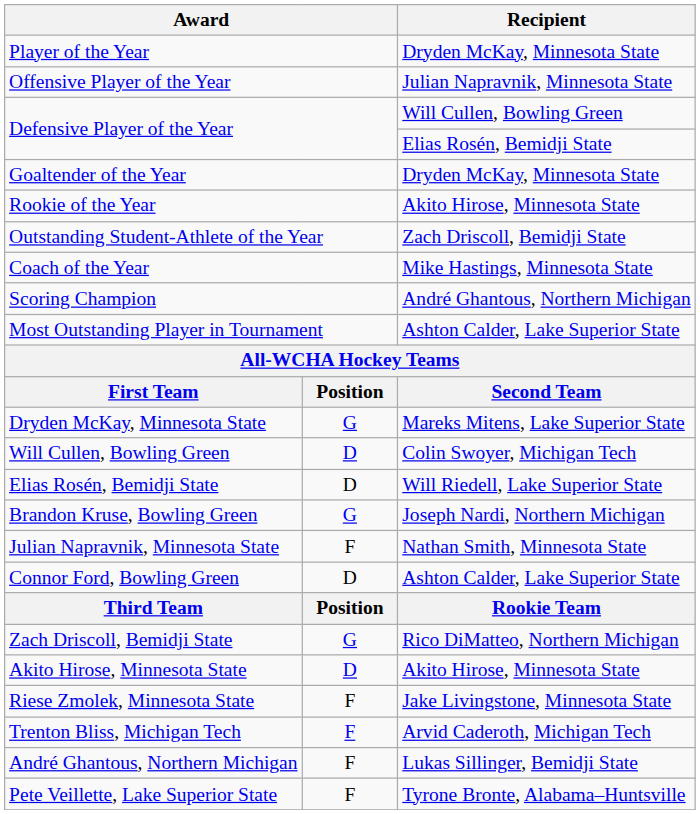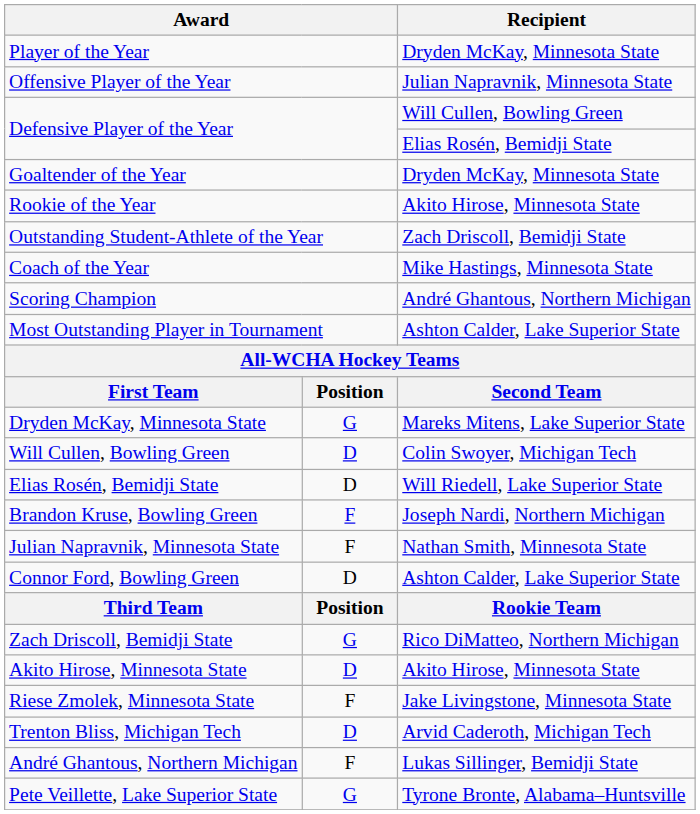(350, 515) G -> (350, 515) F
(350, 732) F -> (350, 732) D
(350, 793) F -> (350, 793) G
